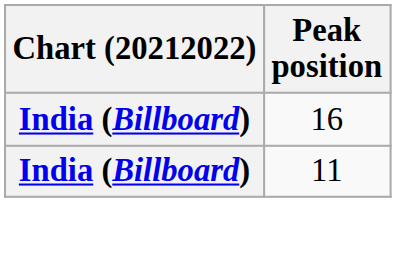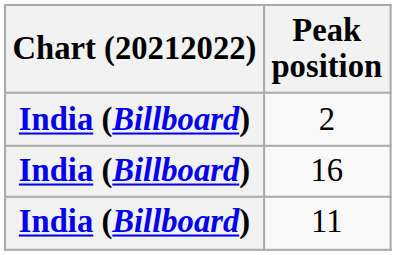+ row: (327, 118)
